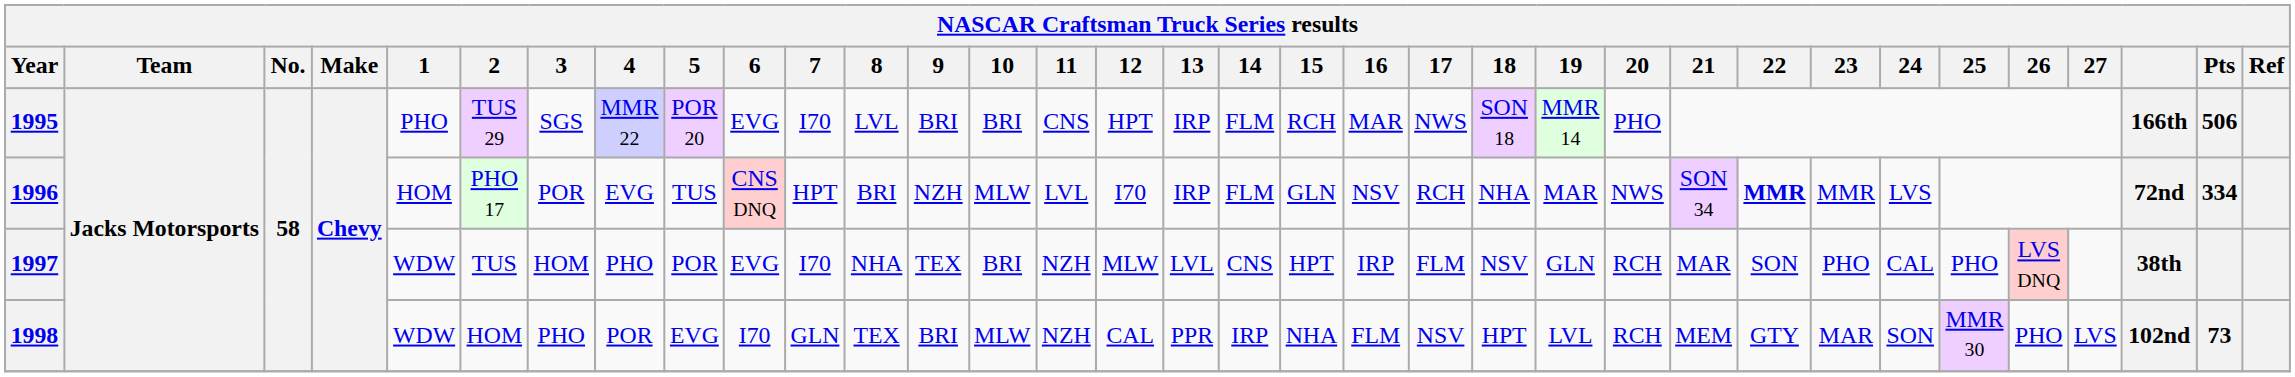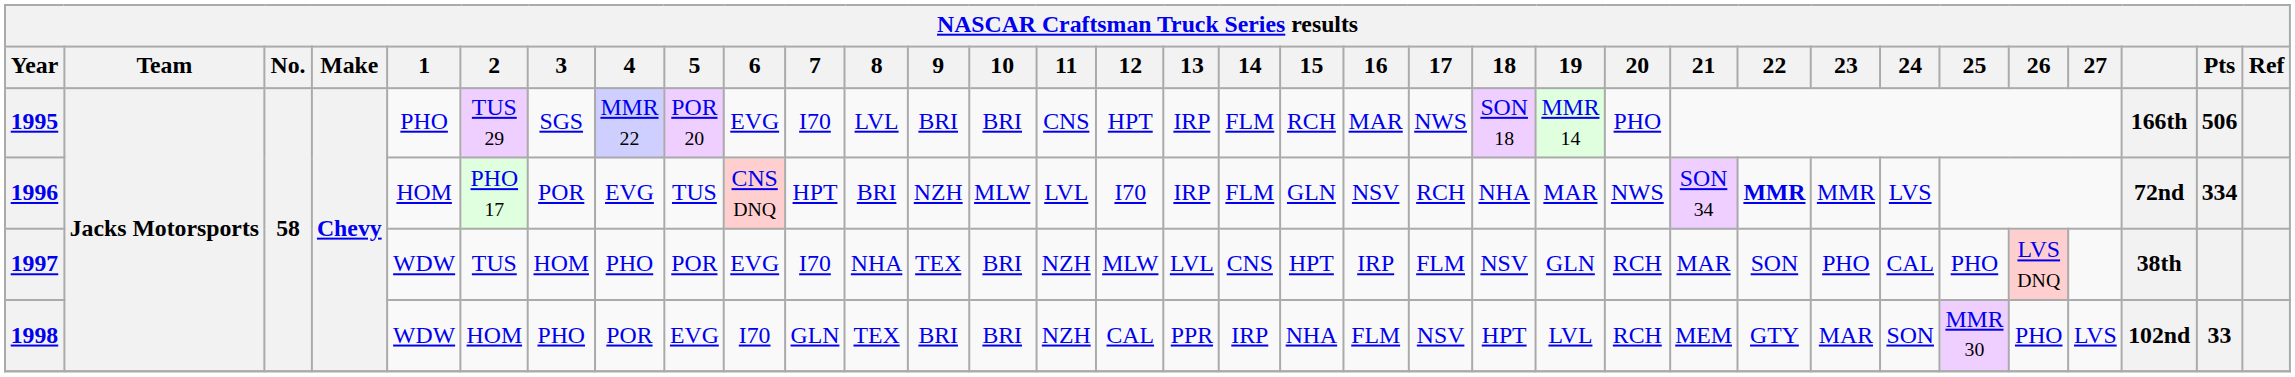(1002, 334) MLW -> (1002, 334) BRI
(2219, 334) 73 -> (2219, 334) 33
